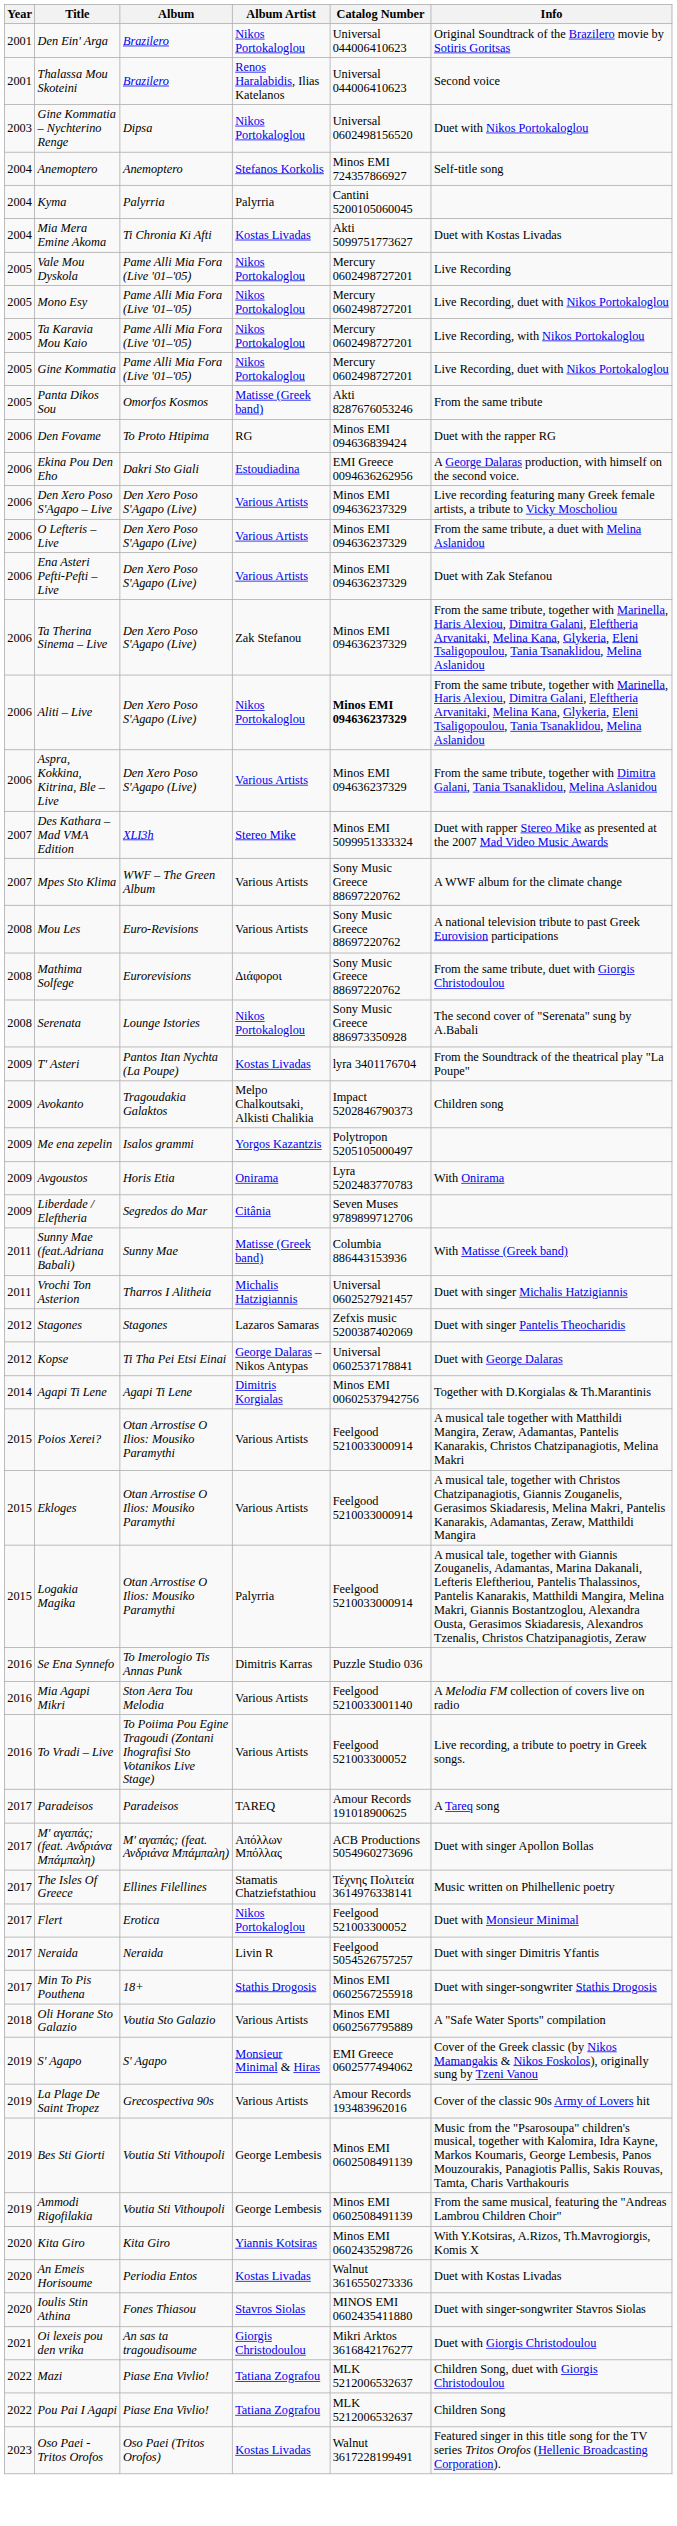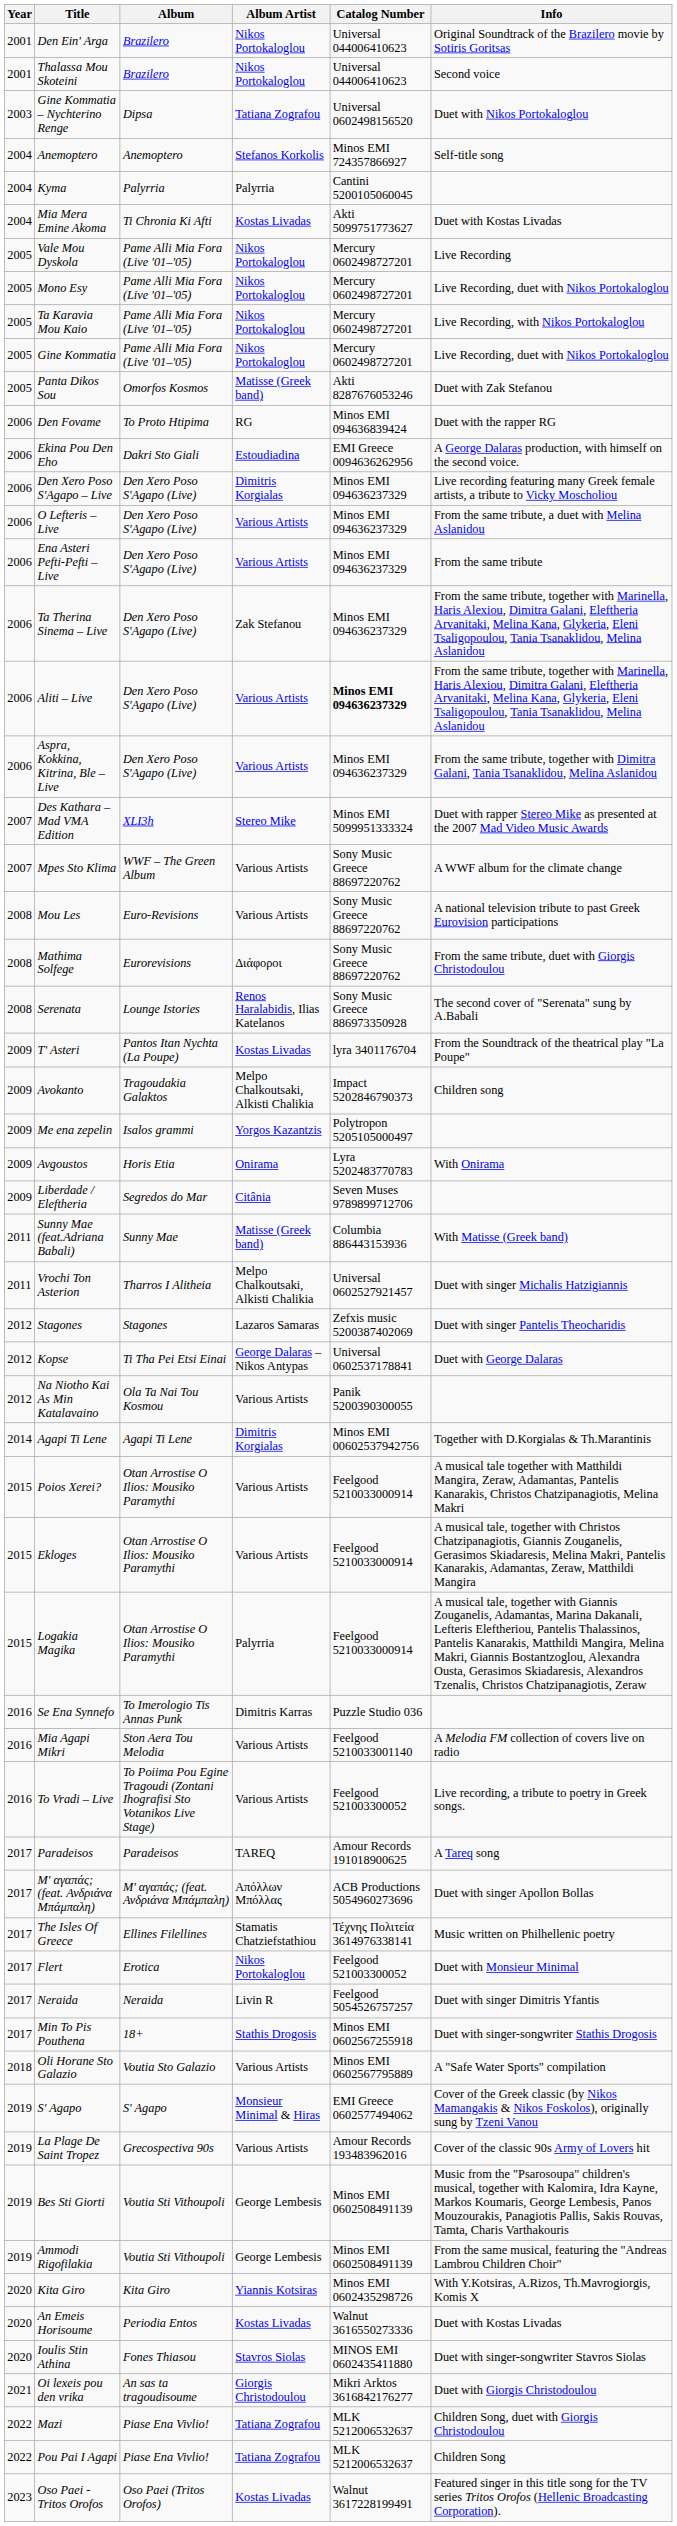(277, 81) Renos Haralabidis, Ilias Katelanos -> (270, 74) Nikos Portokaloglou
(270, 128) Nikos Portokaloglou -> (278, 114) Tatiana Zografou
(488, 402) From the same tribute -> (493, 388) Duet with Zak Stefanou
(272, 502) Various Artists -> (259, 488) Dimitris Korgialas
(493, 576) Duet with Zak Stefanou -> (488, 562) From the same tribute
(270, 712) Nikos Portokaloglou -> (272, 698) Various Artists
(270, 1023) Nikos Portokaloglou -> (277, 1009) Renos Haralabidis, Ilias Katelanos
(266, 1292) Michalis Hatzigiannis -> (274, 1285) Melpo Chalkoutsaki, Alkisti Chalikia
+ row: (73, 1399)
